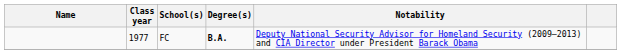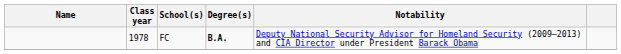(139, 39) 1977 -> (139, 39) 1978
